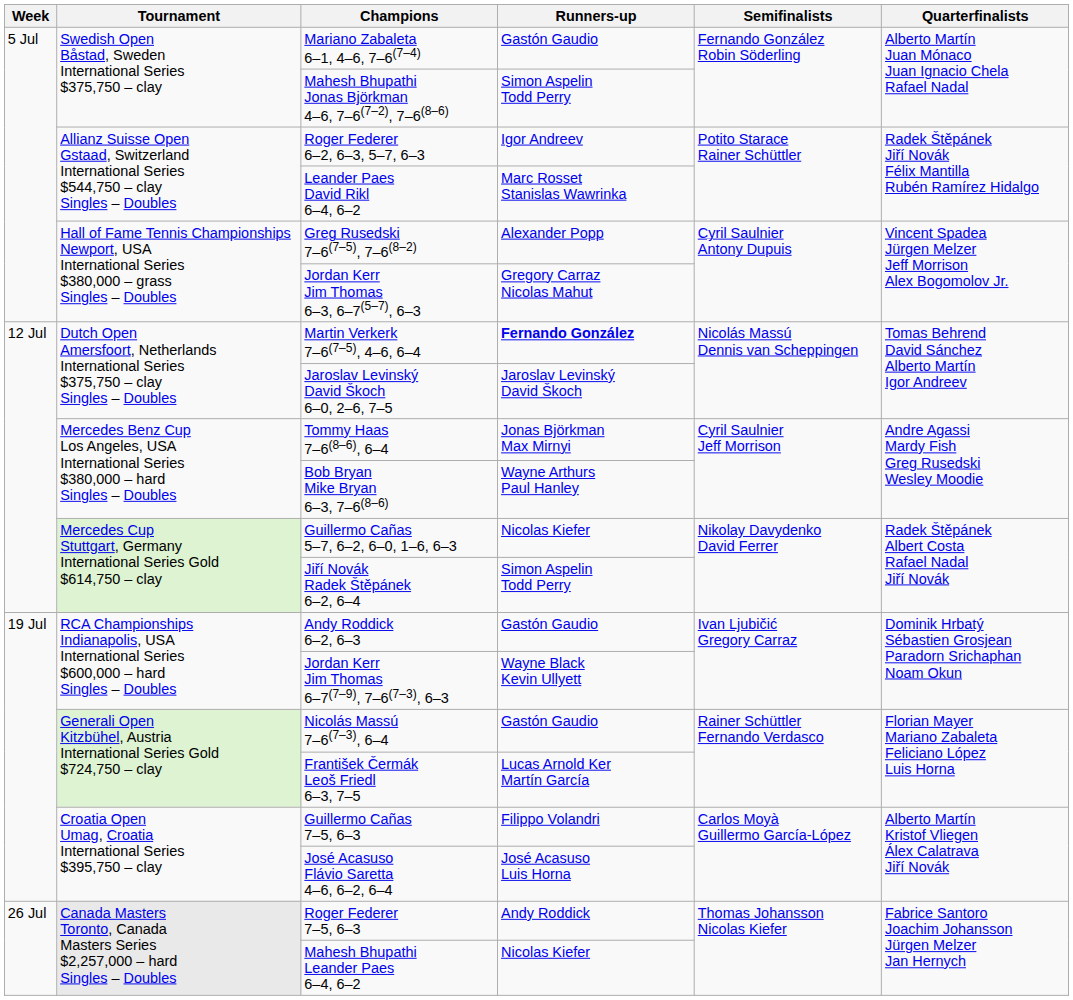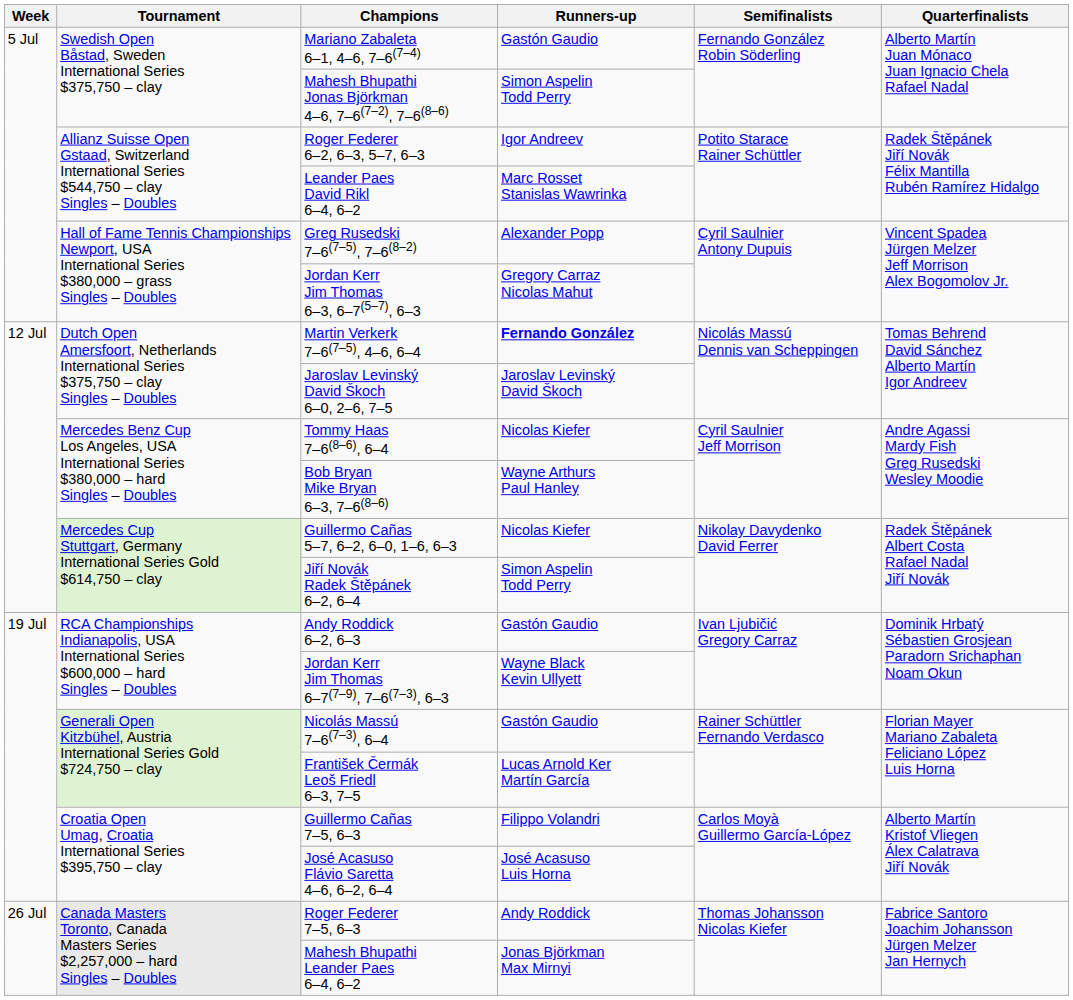(553, 438) Jonas Björkman Max Mirnyi -> (546, 430) Nicolas Kiefer
(546, 952) Nicolas Kiefer -> (553, 960) Jonas Björkman Max Mirnyi
